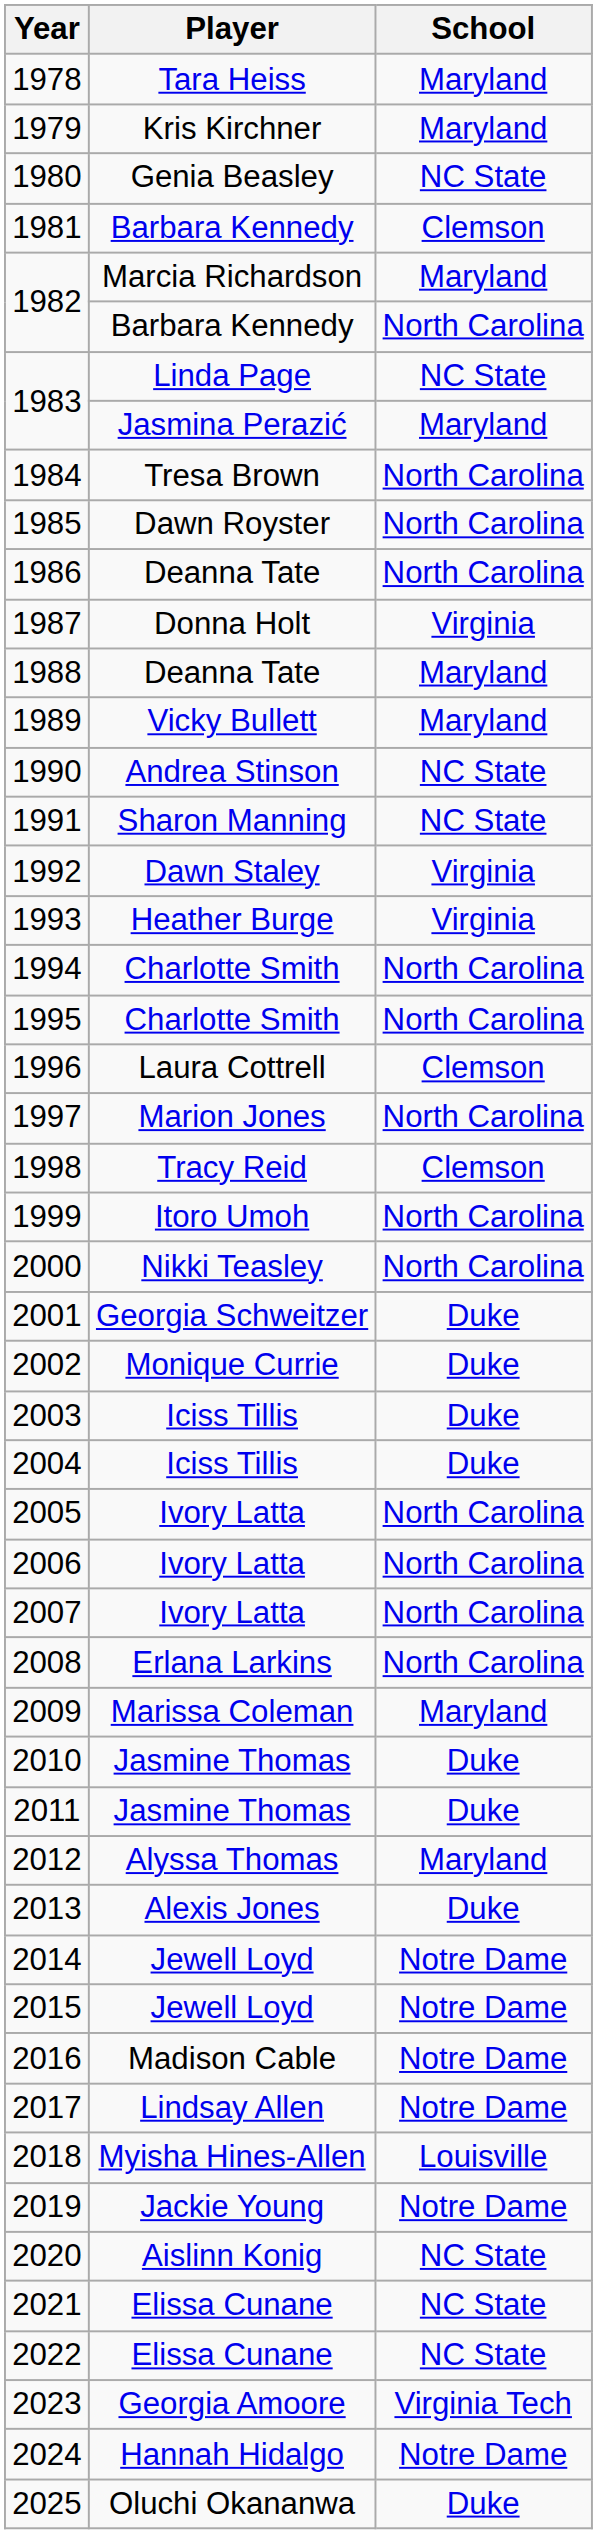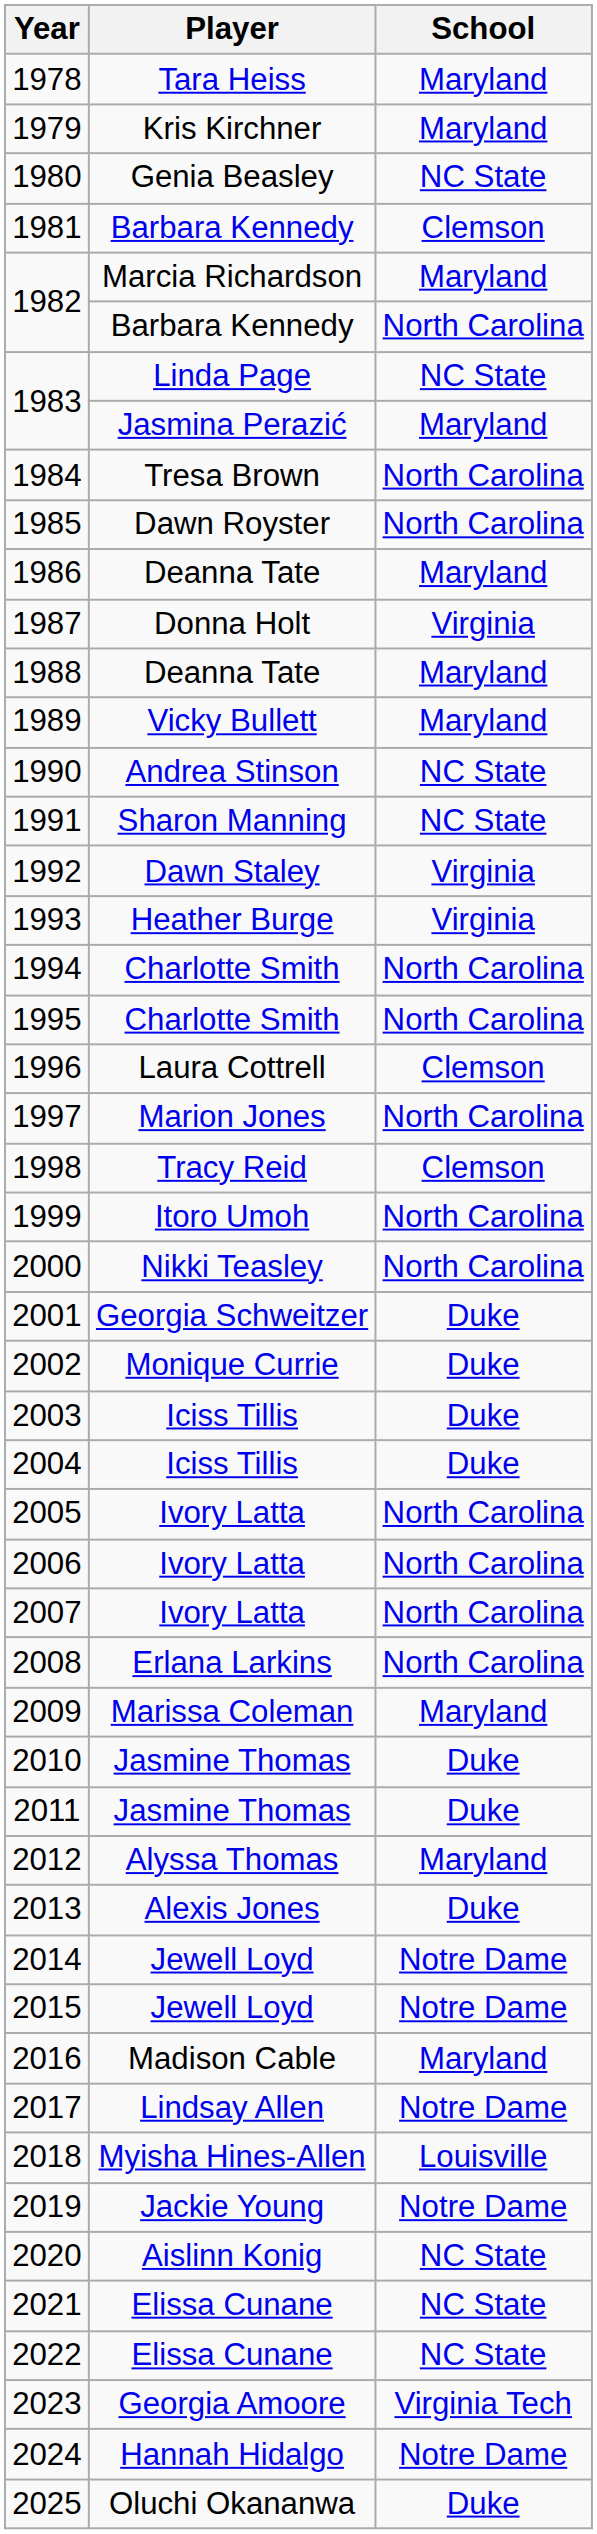(483, 573) North Carolina -> (483, 573) Maryland
(483, 2057) Notre Dame -> (483, 2057) Maryland
